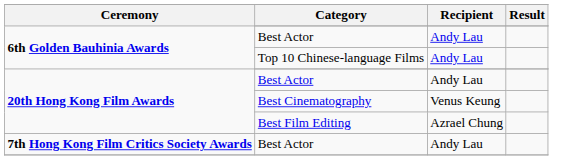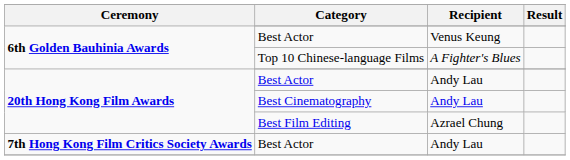(457, 37) Andy Lau -> (465, 37) Venus Keung
(457, 58) Andy Lau -> (475, 58) A Fighter's Blues
(465, 101) Venus Keung -> (457, 101) Andy Lau
